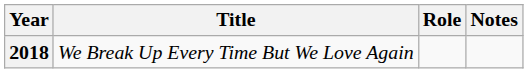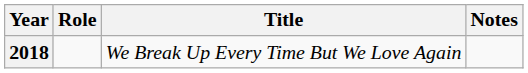columns swapped: (236, 20) <-> (442, 20)
